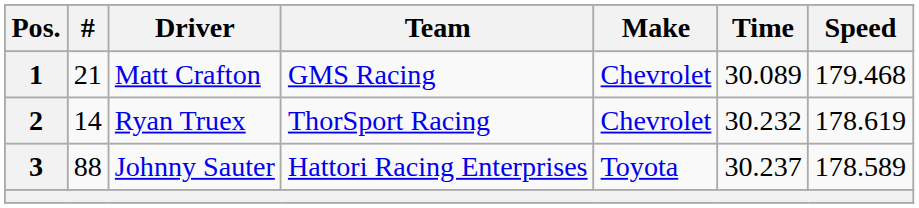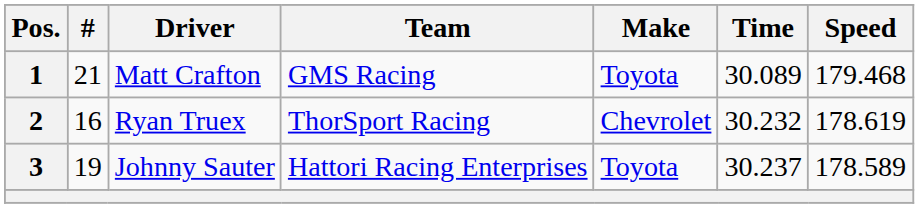(656, 74) Chevrolet -> (639, 74) Toyota
(88, 120) 14 -> (88, 120) 16
(88, 166) 88 -> (88, 166) 19
